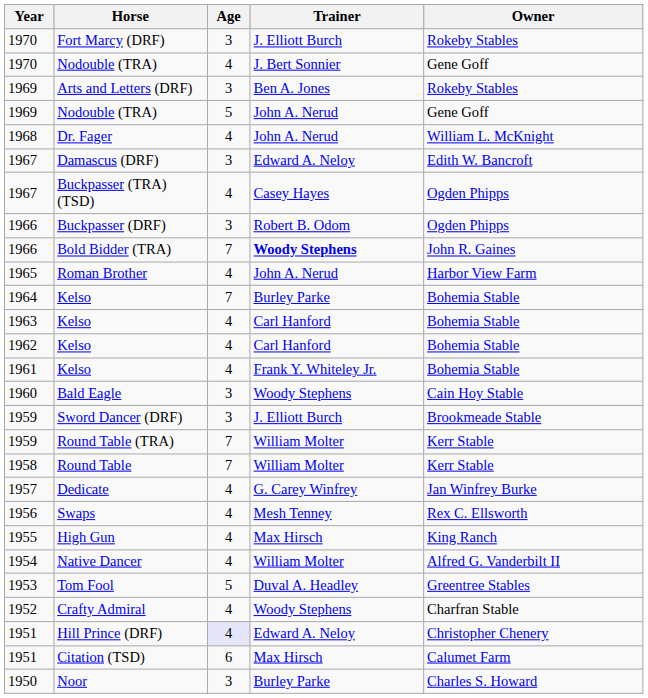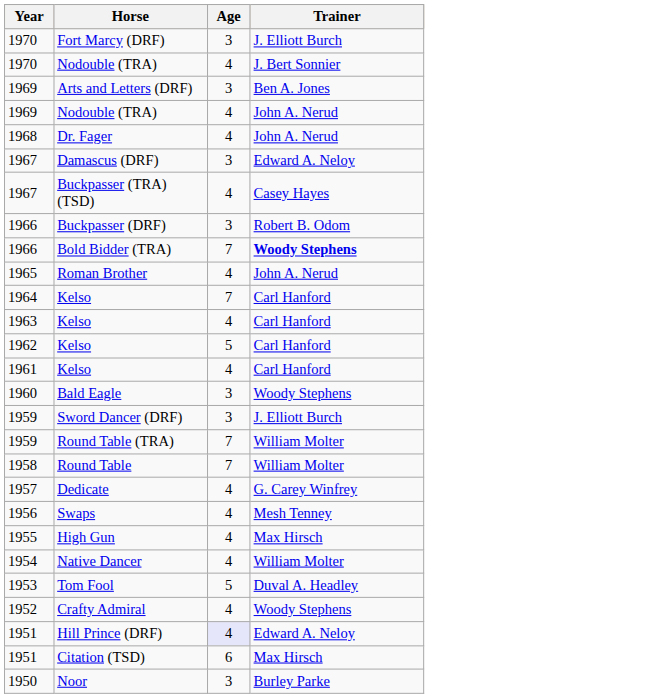- column: (533, 16)
(229, 112) 5 -> (229, 112) 4
(292, 297) Burley Parke -> (292, 297) Carl Hanford
(229, 345) 4 -> (229, 345) 5
(315, 369) Frank Y. Whiteley Jr. -> (292, 369) Carl Hanford
